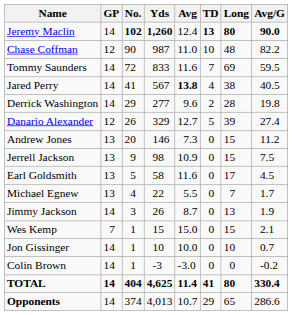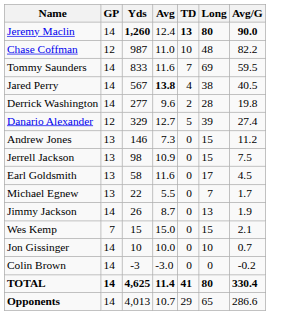- column: (133, 13)
